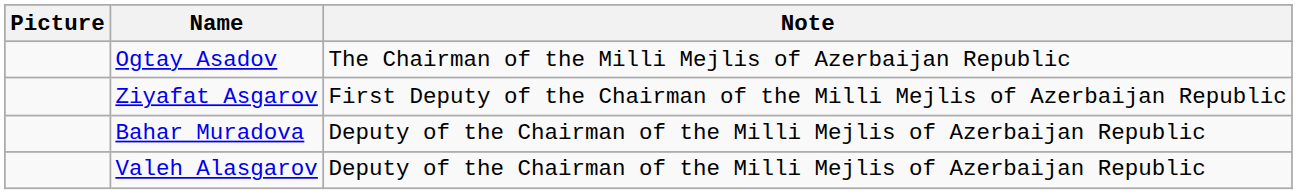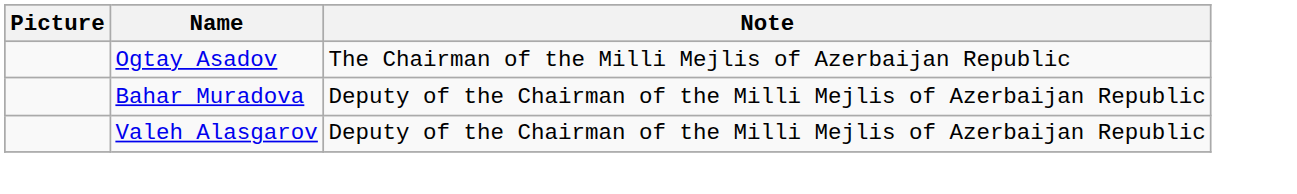- row: (217, 97)
